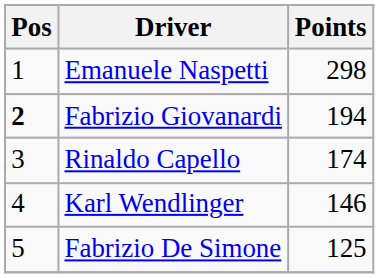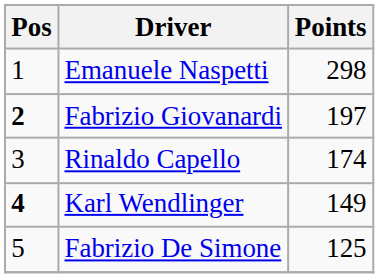(346, 115) 194 -> (346, 115) 197
(18, 204) normal -> (18, 204) bold
(346, 204) 146 -> (346, 204) 149
